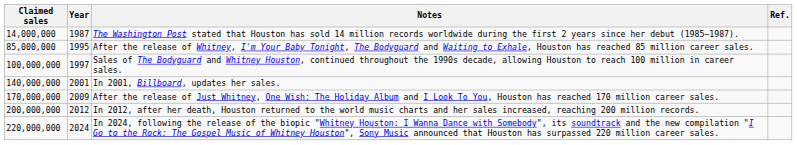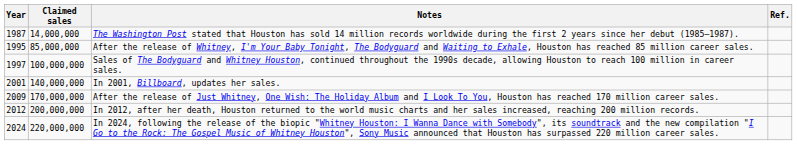columns swapped: (79, 16) <-> (36, 16)
